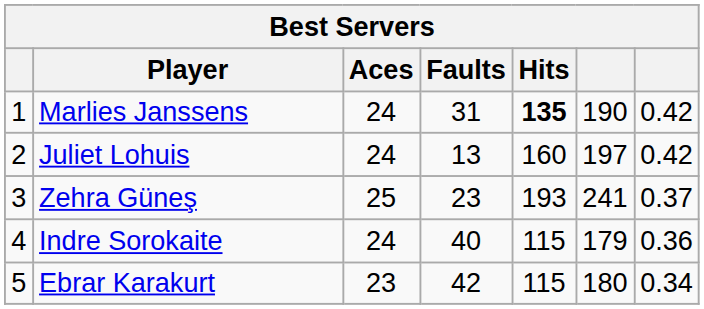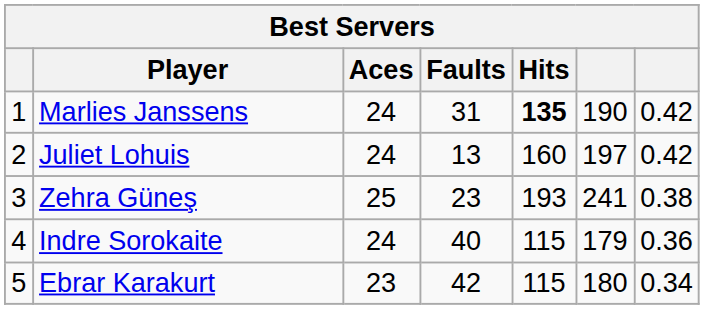(667, 198) 0.37 -> (667, 198) 0.38
